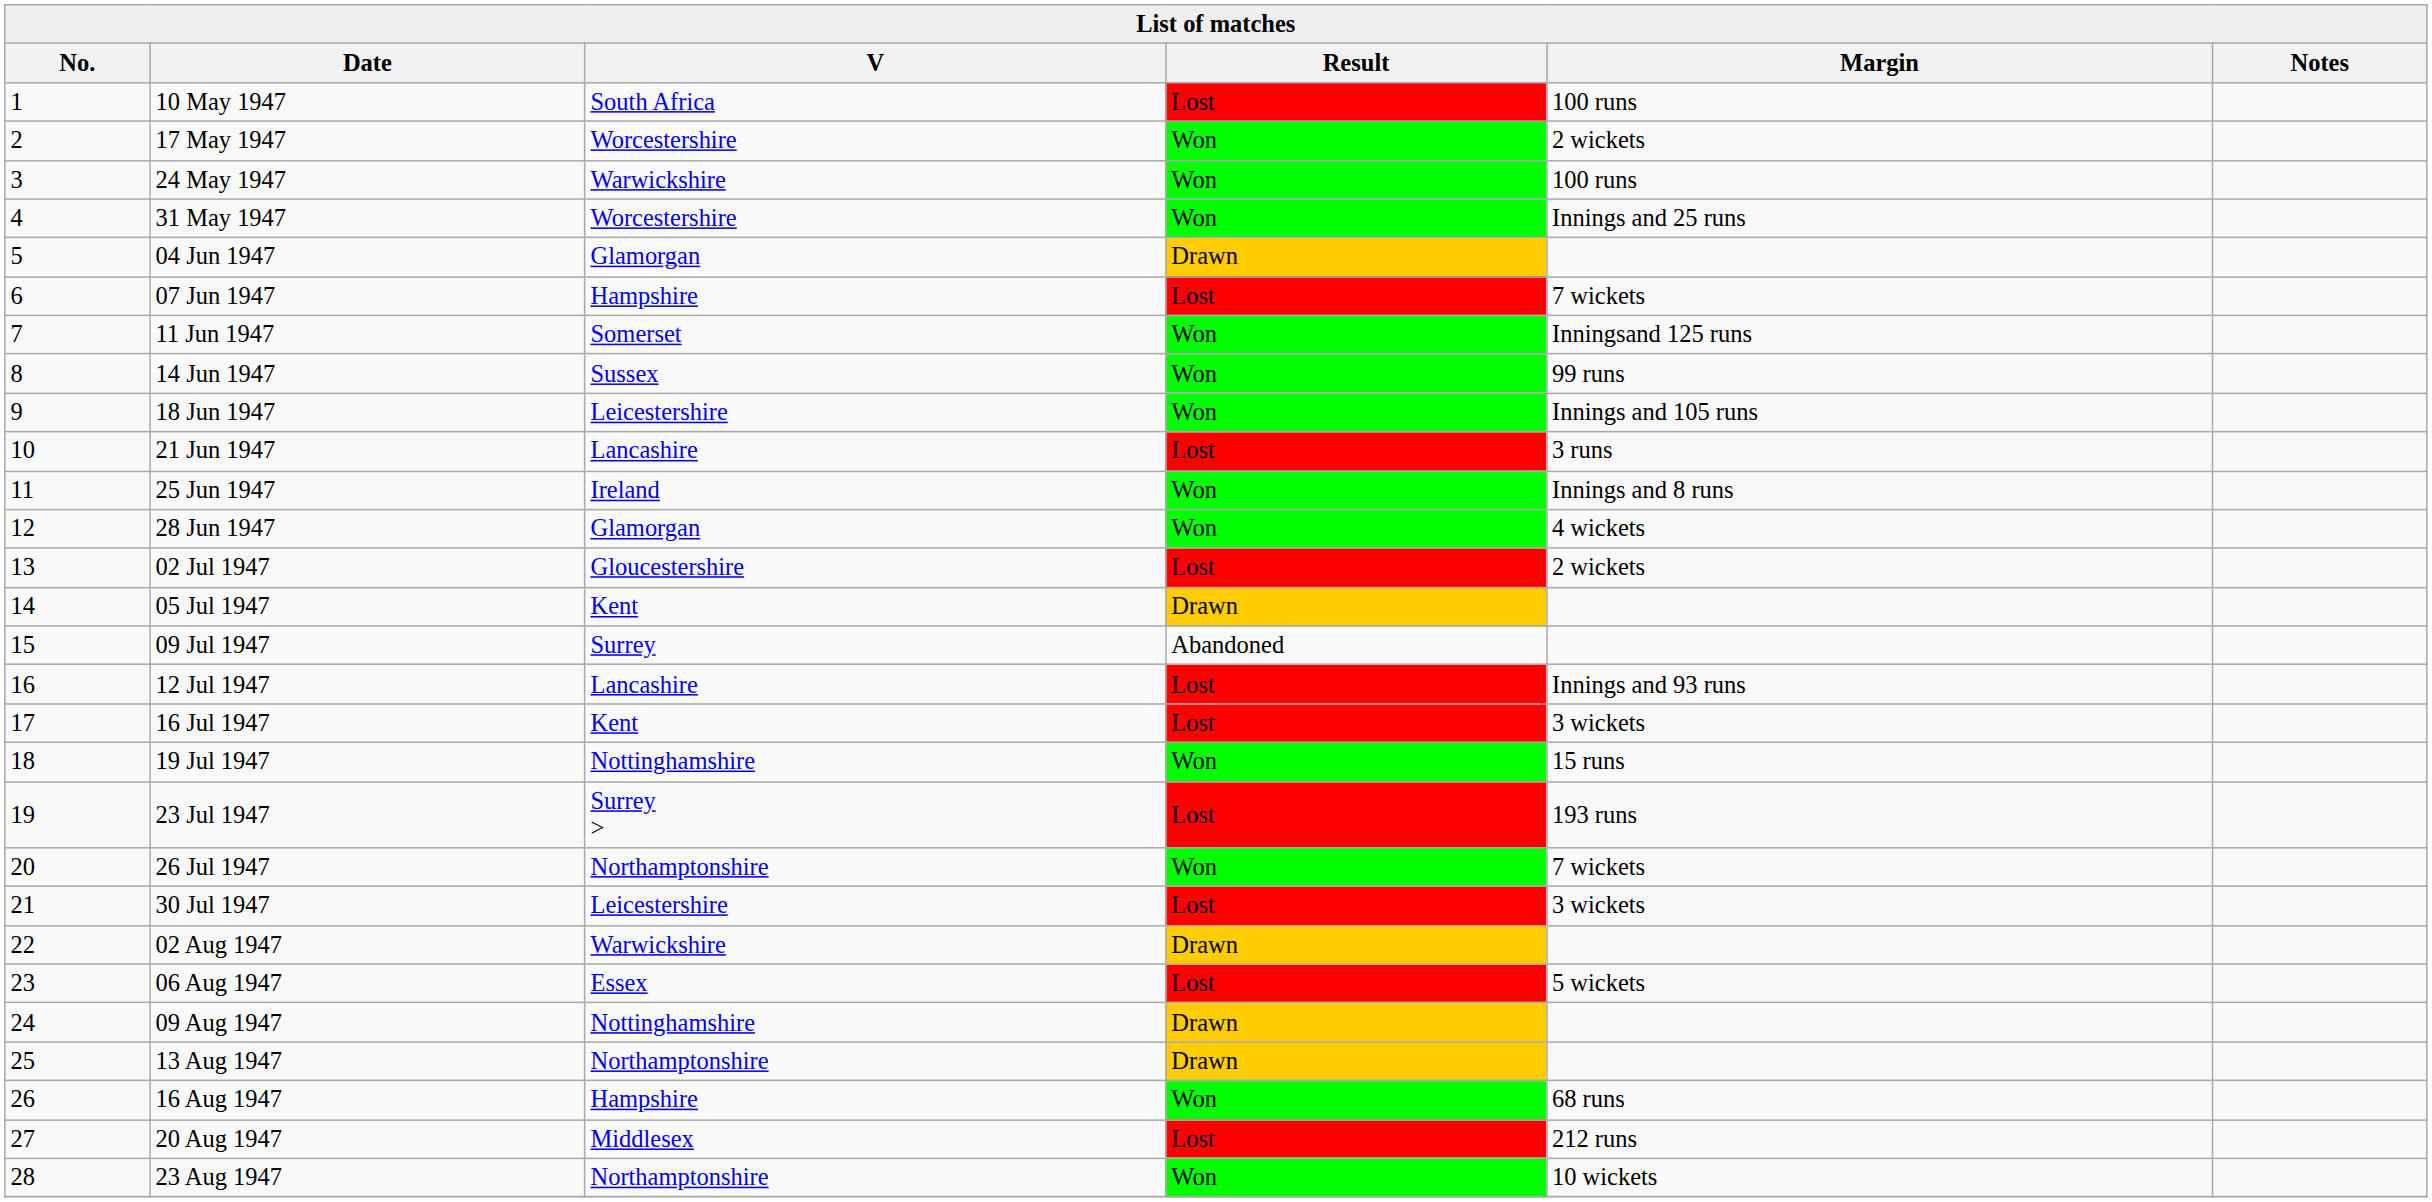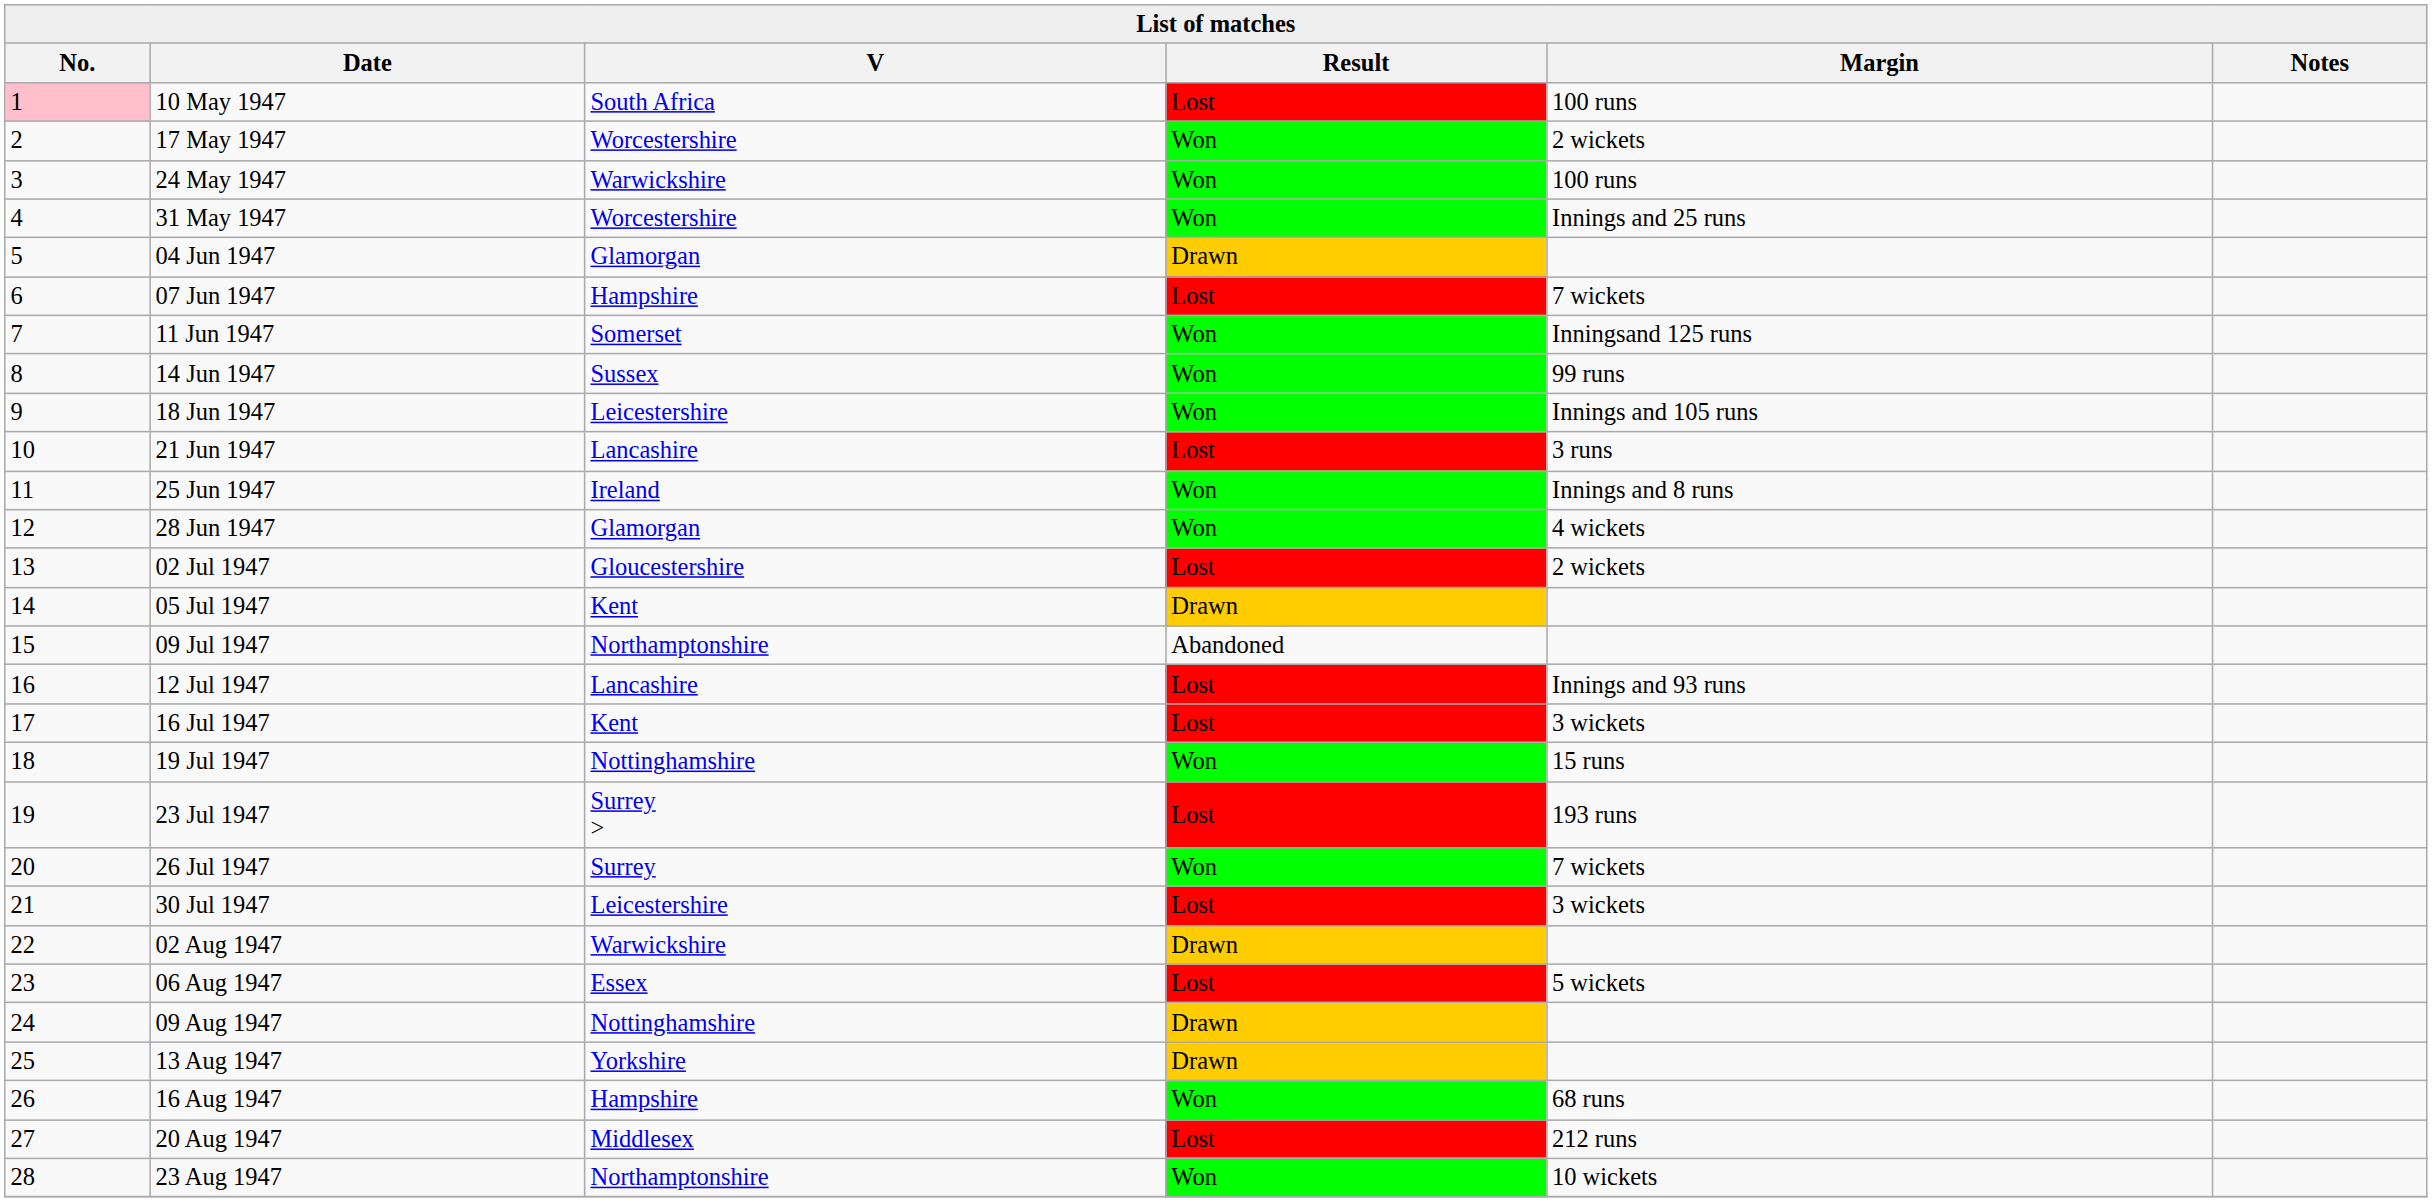(17, 101) no background -> (17, 101) pink background
(623, 645) Surrey -> (680, 645) Northamptonshire
(680, 866) Northamptonshire -> (623, 866) Surrey
(680, 1060) Northamptonshire -> (638, 1060) Yorkshire
